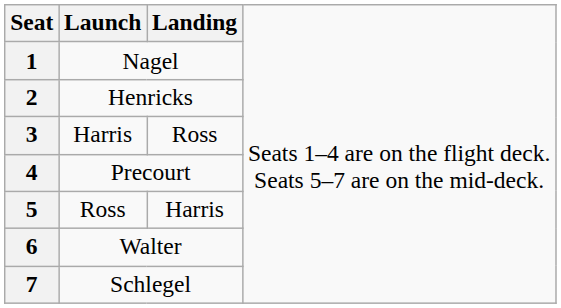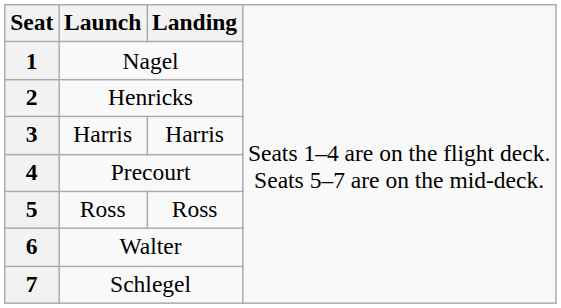(195, 135) Ross -> (195, 135) Harris
(195, 209) Harris -> (195, 209) Ross
